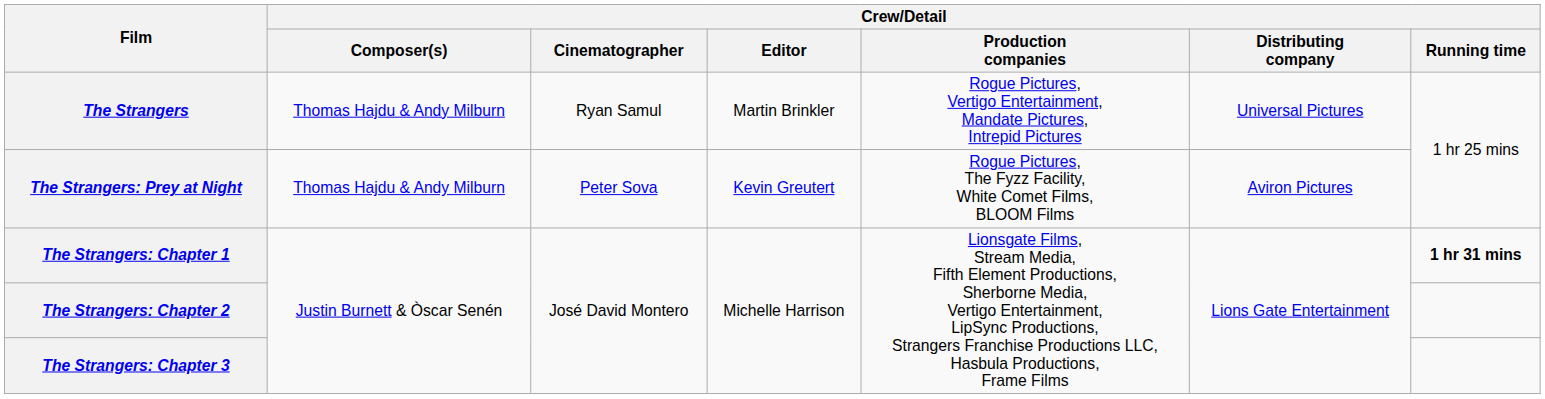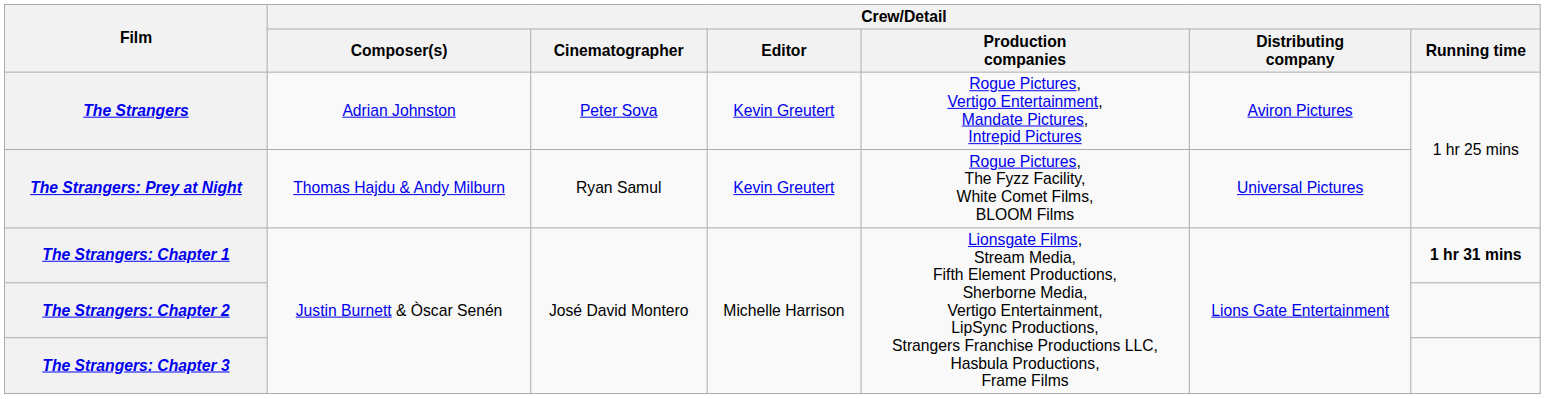(399, 110) Thomas Hajdu & Andy Milburn -> (399, 110) Adrian Johnston
(619, 110) Ryan Samul -> (619, 110) Peter Sova
(784, 110) Martin Brinkler -> (784, 110) Kevin Greutert
(1300, 110) Universal Pictures -> (1300, 110) Aviron Pictures
(619, 188) Peter Sova -> (619, 188) Ryan Samul
(1300, 188) Aviron Pictures -> (1300, 188) Universal Pictures
